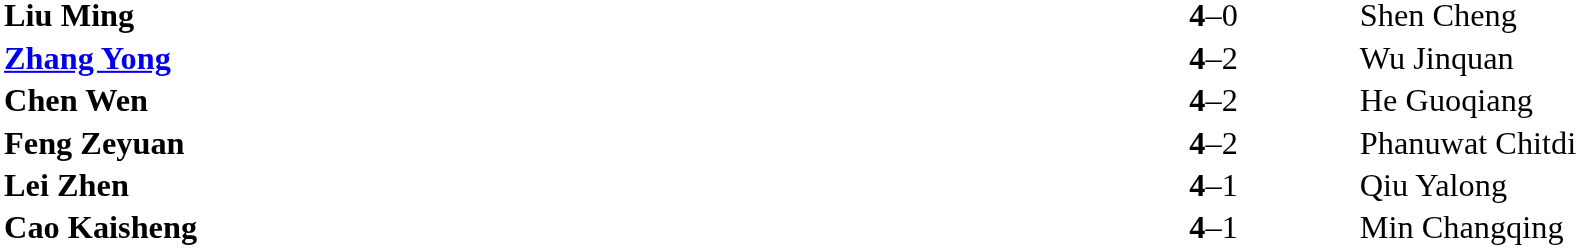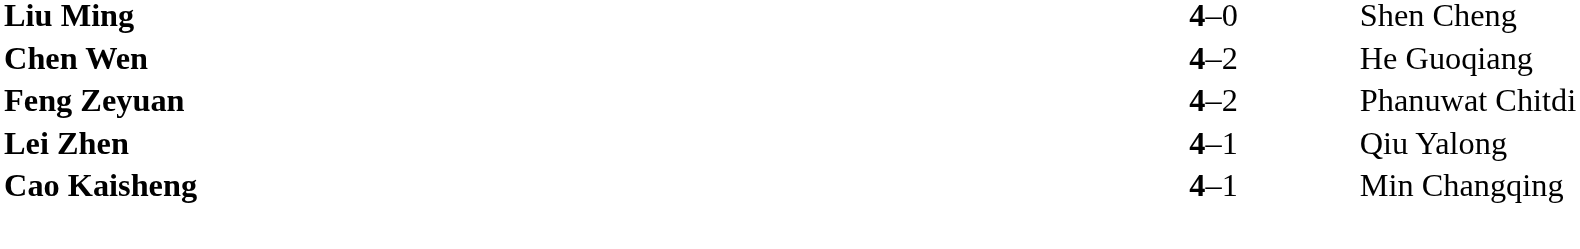- row: (87, 58)
